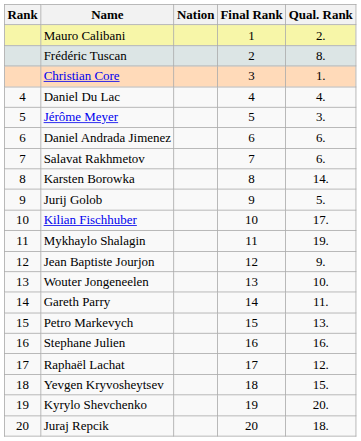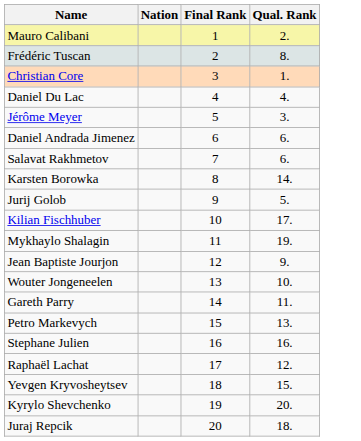- column: (23, 14)
